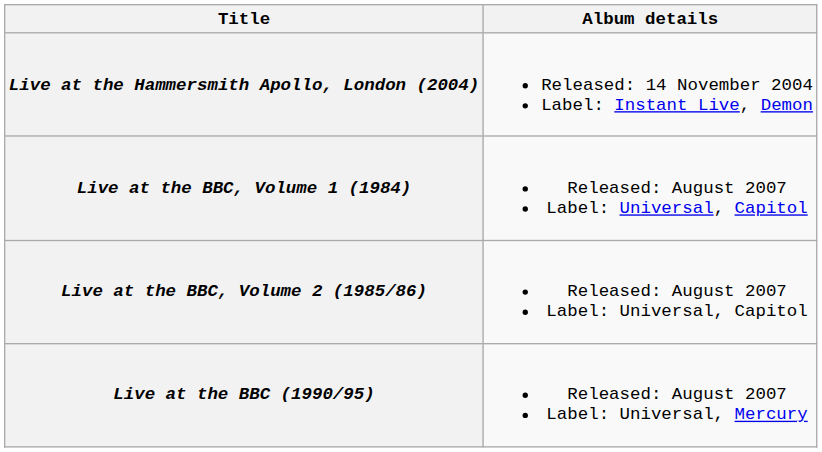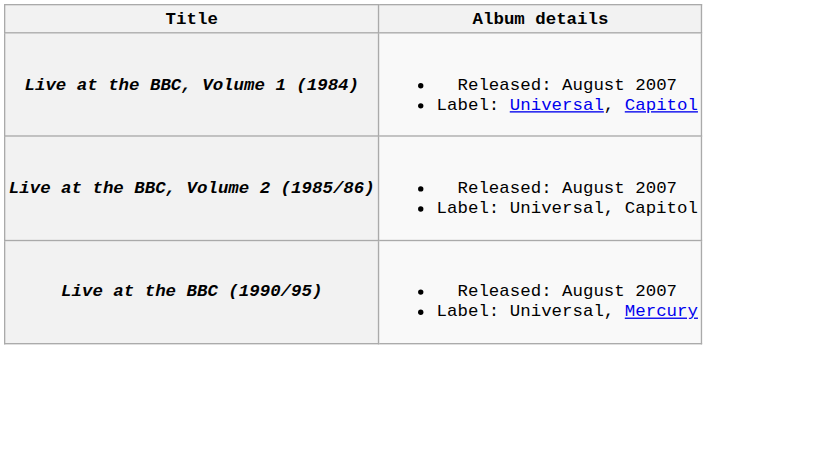- row: (244, 85)
